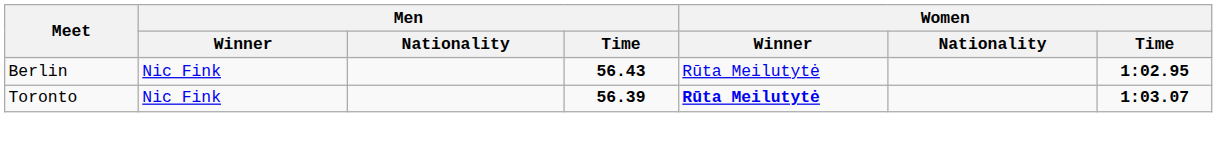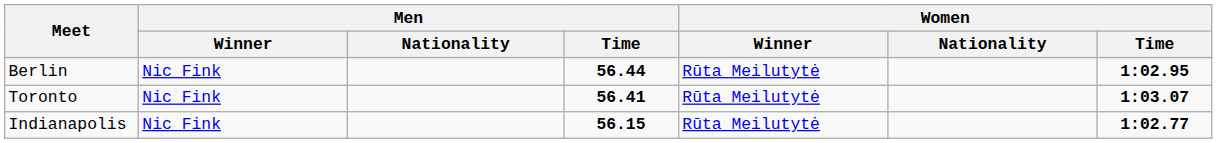(621, 71) 56.43 -> (621, 71) 56.44
(621, 98) 56.39 -> (621, 98) 56.41
(751, 98) bold -> (751, 98) normal
+ row: (68, 125)
